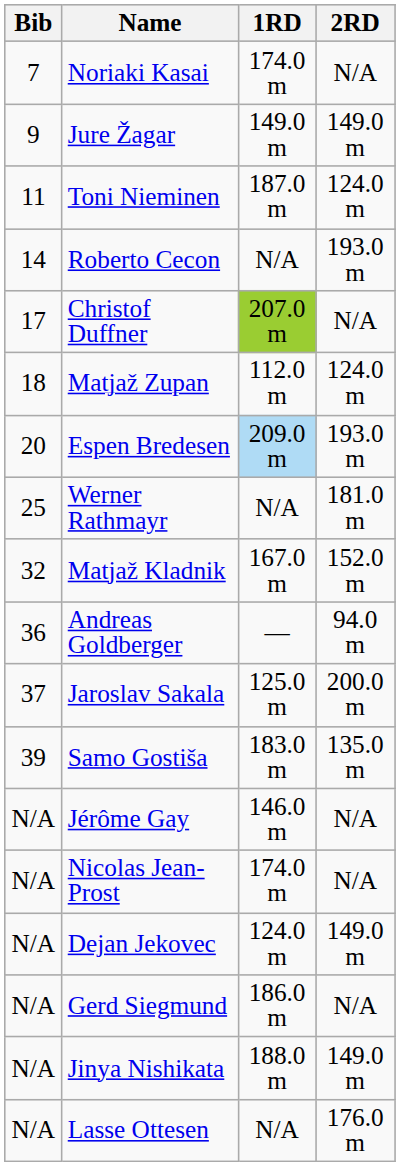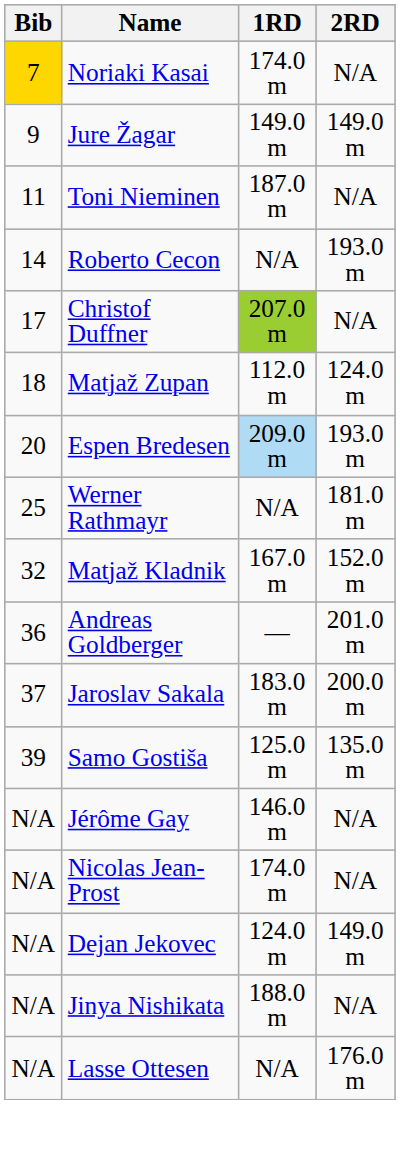(33, 72) no background -> (33, 72) gold background
(355, 196) 124.0 m -> (355, 196) N/A
(355, 632) 94.0 m -> (355, 632) 201.0 m
(277, 694) 125.0 m -> (277, 694) 183.0 m
(277, 756) 183.0 m -> (277, 756) 125.0 m
- row: (147, 1005)
(355, 1067) 149.0 m -> (355, 1005) N/A
